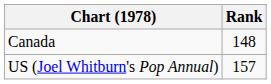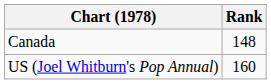(244, 66) 157 -> (244, 66) 160
